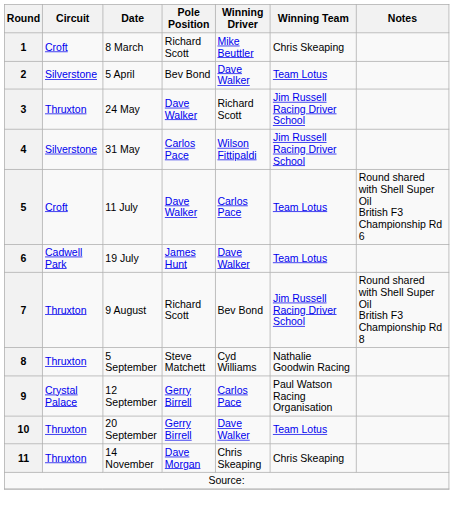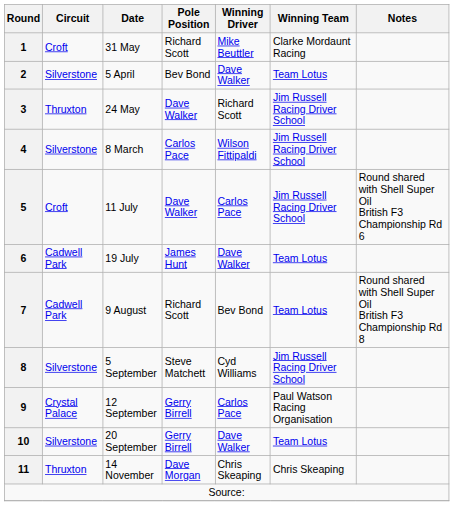(124, 47) 8 March -> (123, 47) 31 May
(309, 47) Chris Skeaping -> (312, 47) Clarke Mordaunt Racing
(123, 150) 31 May -> (124, 150) 8 March
(300, 207) Team Lotus -> (305, 207) Jim Russell Racing Driver School
(66, 310) Thruxton -> (64, 310) Cadwell Park
(305, 310) Jim Russell Racing Driver School -> (300, 310) Team Lotus
(66, 362) Thruxton -> (71, 368) Silverstone
(311, 362) Nathalie Goodwin Racing -> (305, 368) Jim Russell Racing Driver School
(66, 430) Thruxton -> (71, 442) Silverstone
